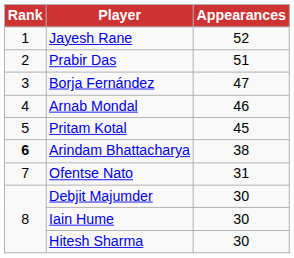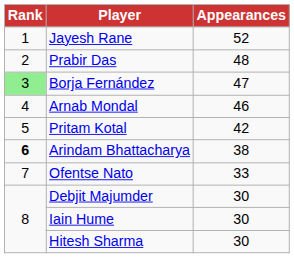(241, 60) 51 -> (241, 60) 48
(25, 83) no background -> (25, 83) lightgreen background
(241, 128) 45 -> (241, 128) 42
(241, 173) 31 -> (241, 173) 33
